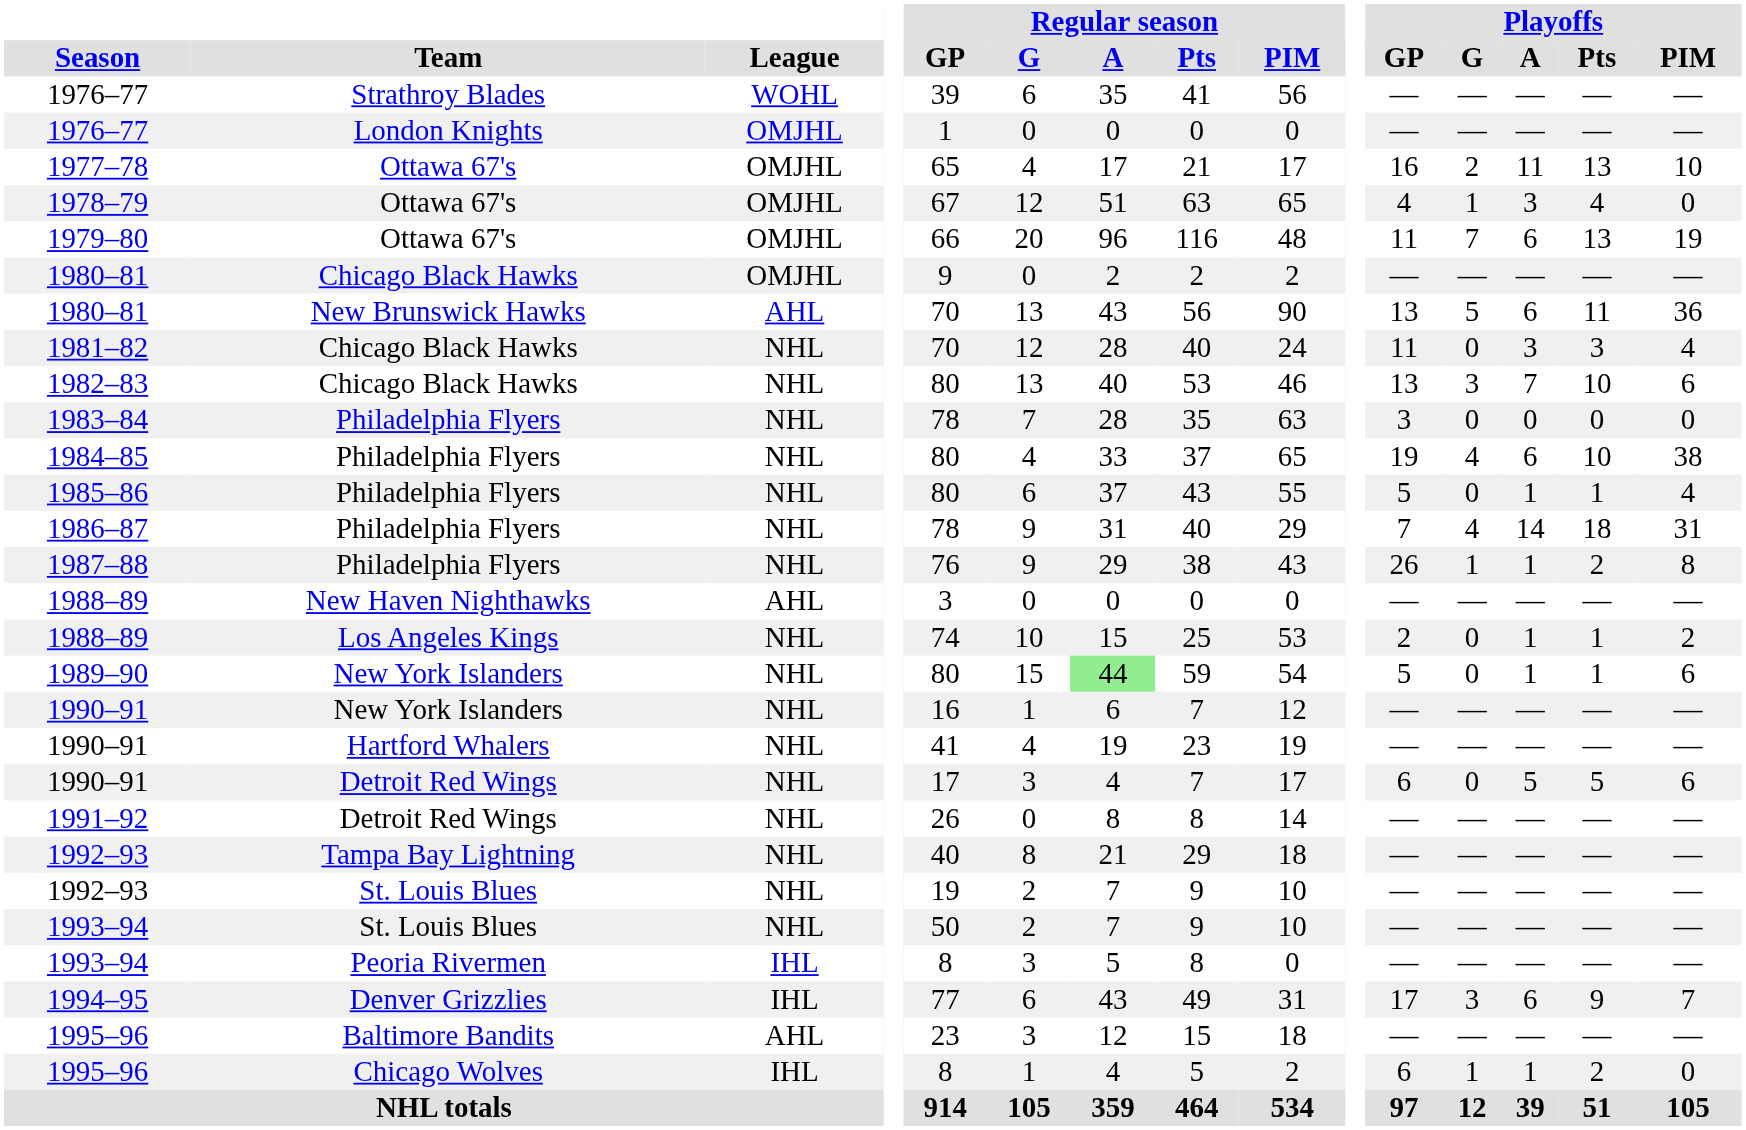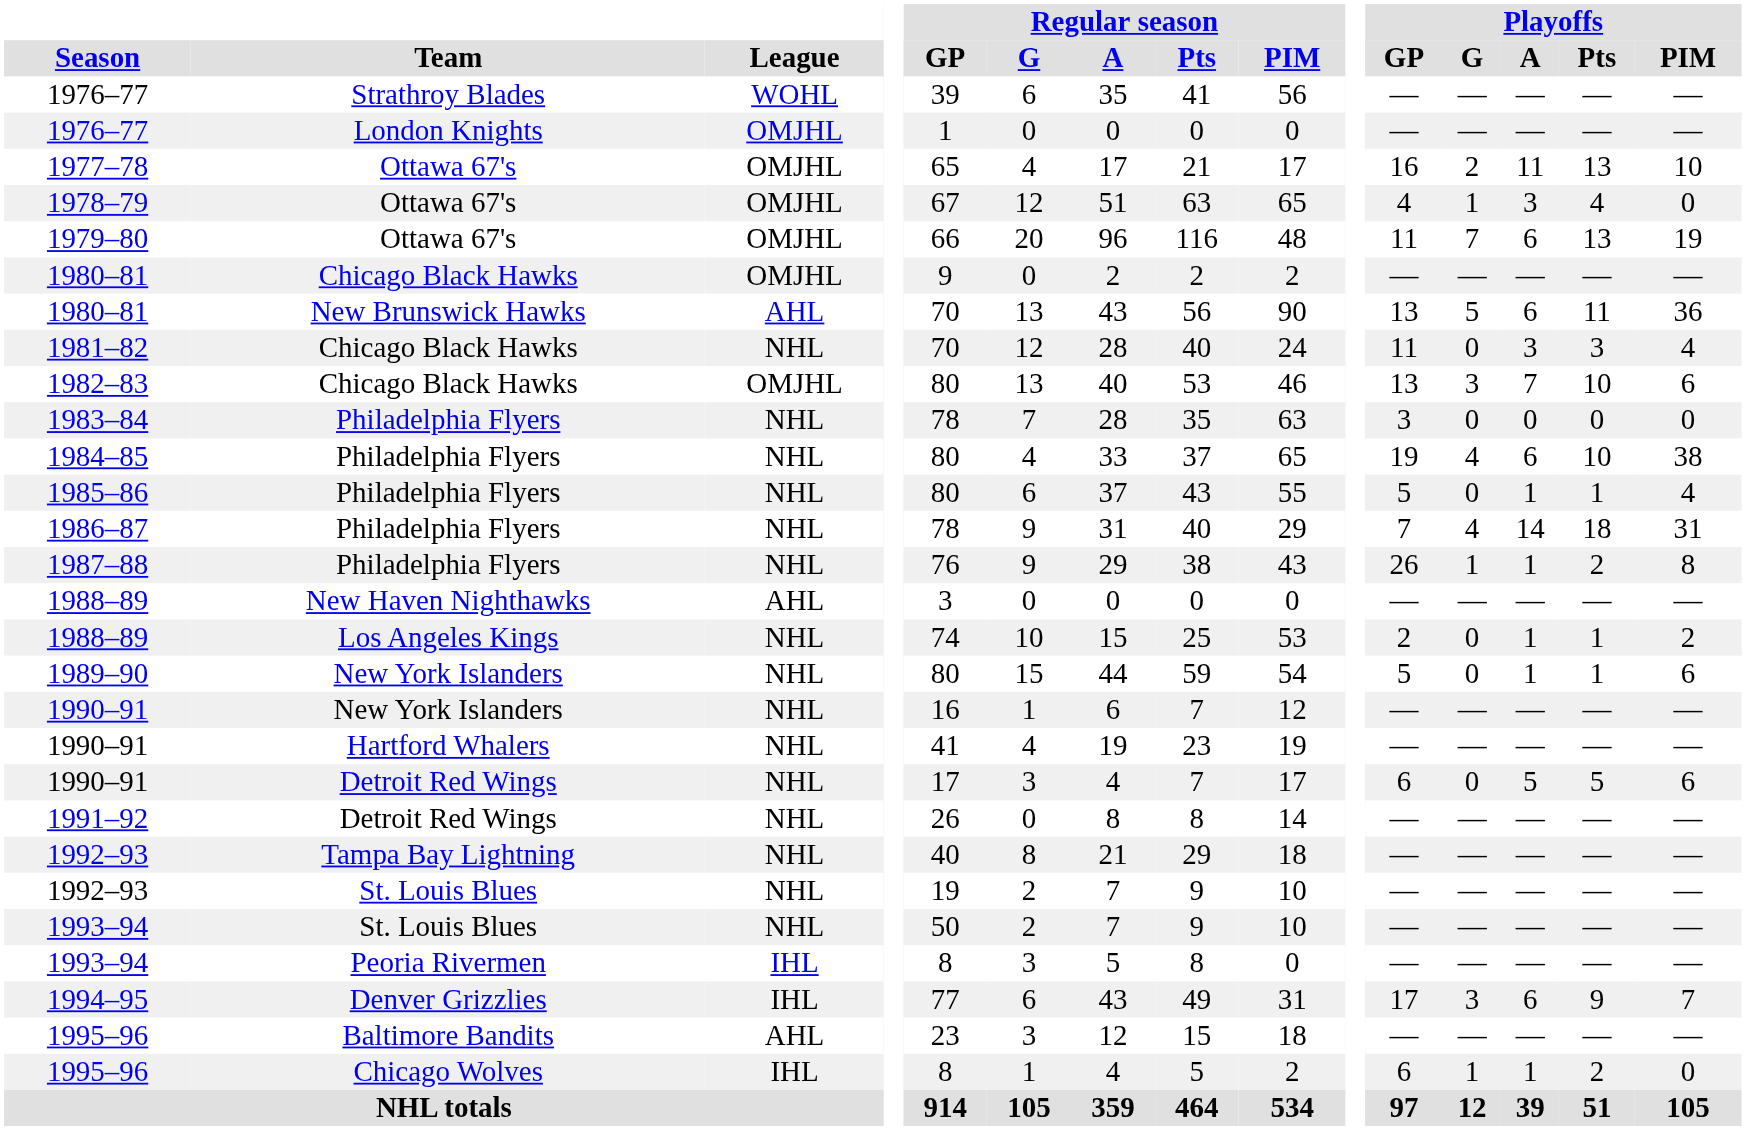(795, 383) NHL -> (795, 383) OMJHL
(1113, 673) lightgreen background -> (1113, 673) no background
